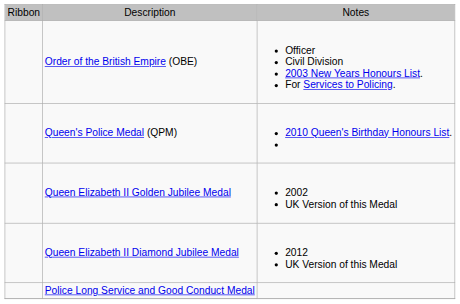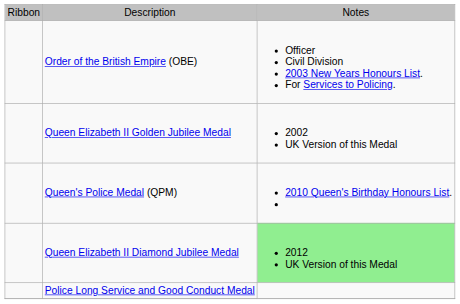rows swapped: (111, 133) <-> (138, 193)
(356, 259) no background -> (356, 259) lightgreen background
